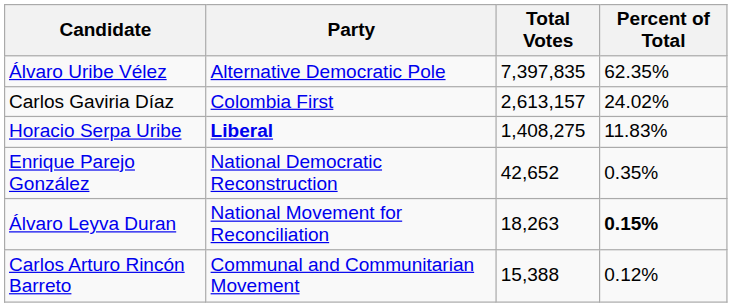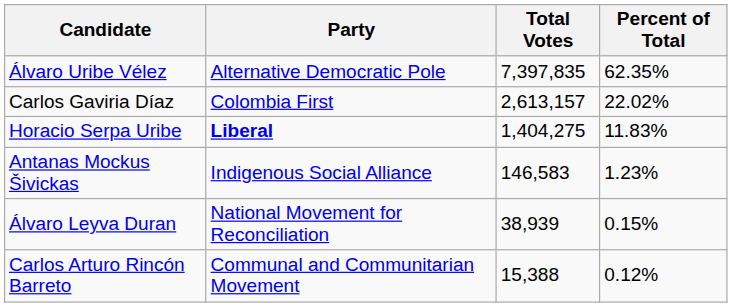(637, 101) 24.02% -> (637, 101) 22.02%
(543, 131) 1,408,275 -> (543, 131) 1,404,275
+ row: (79, 172)
- row: (72, 172)
(530, 224) 18,263 -> (530, 224) 38,939
(631, 224) bold -> (631, 224) normal
